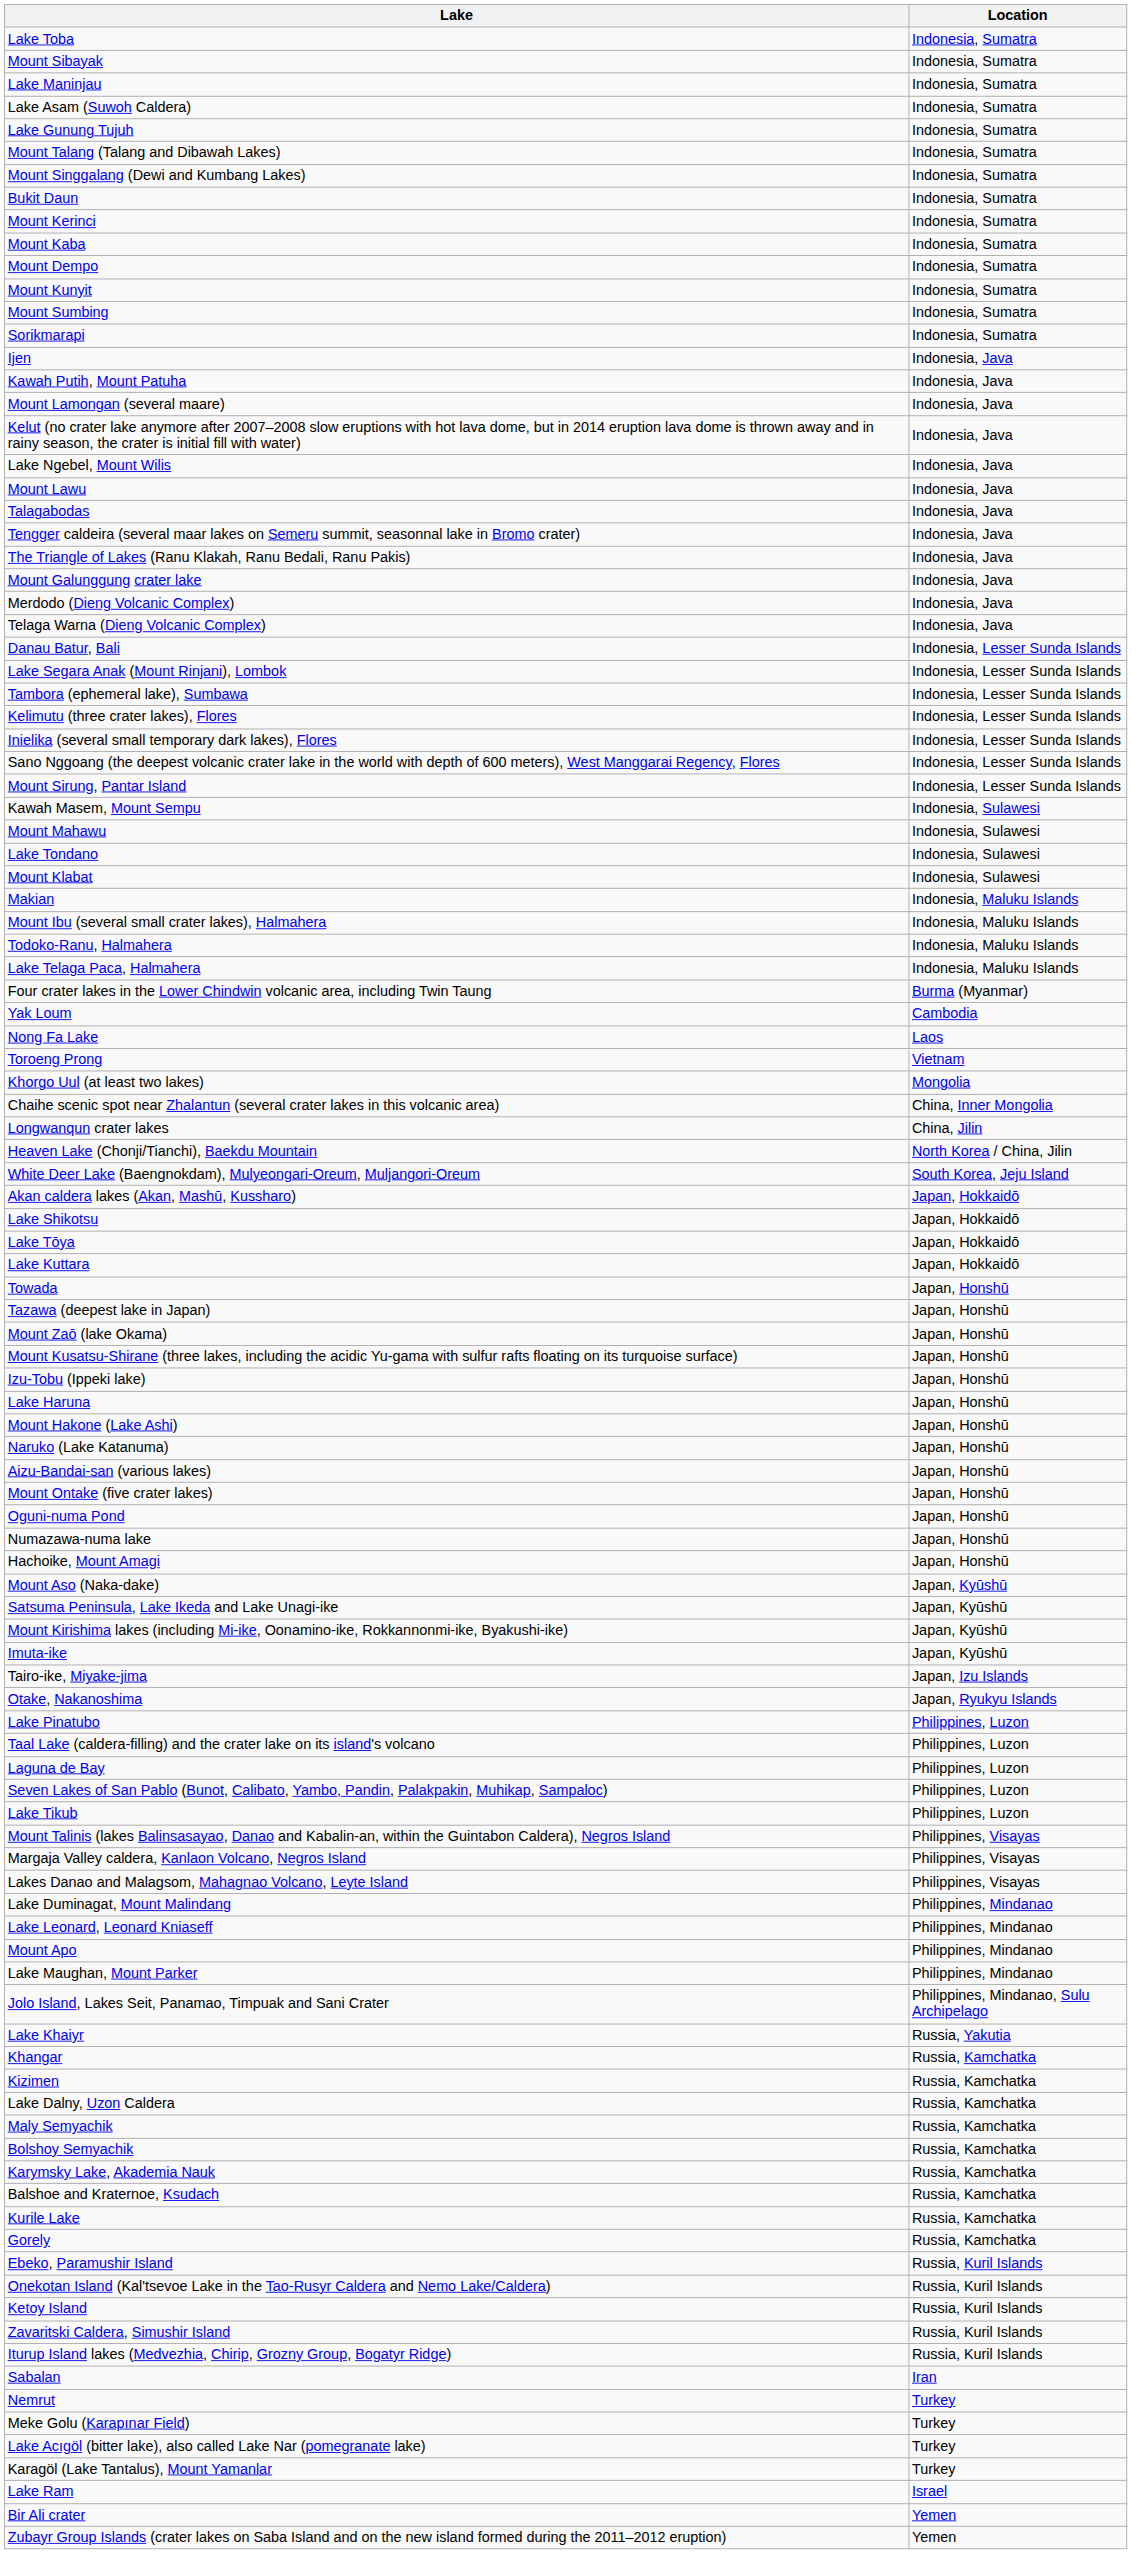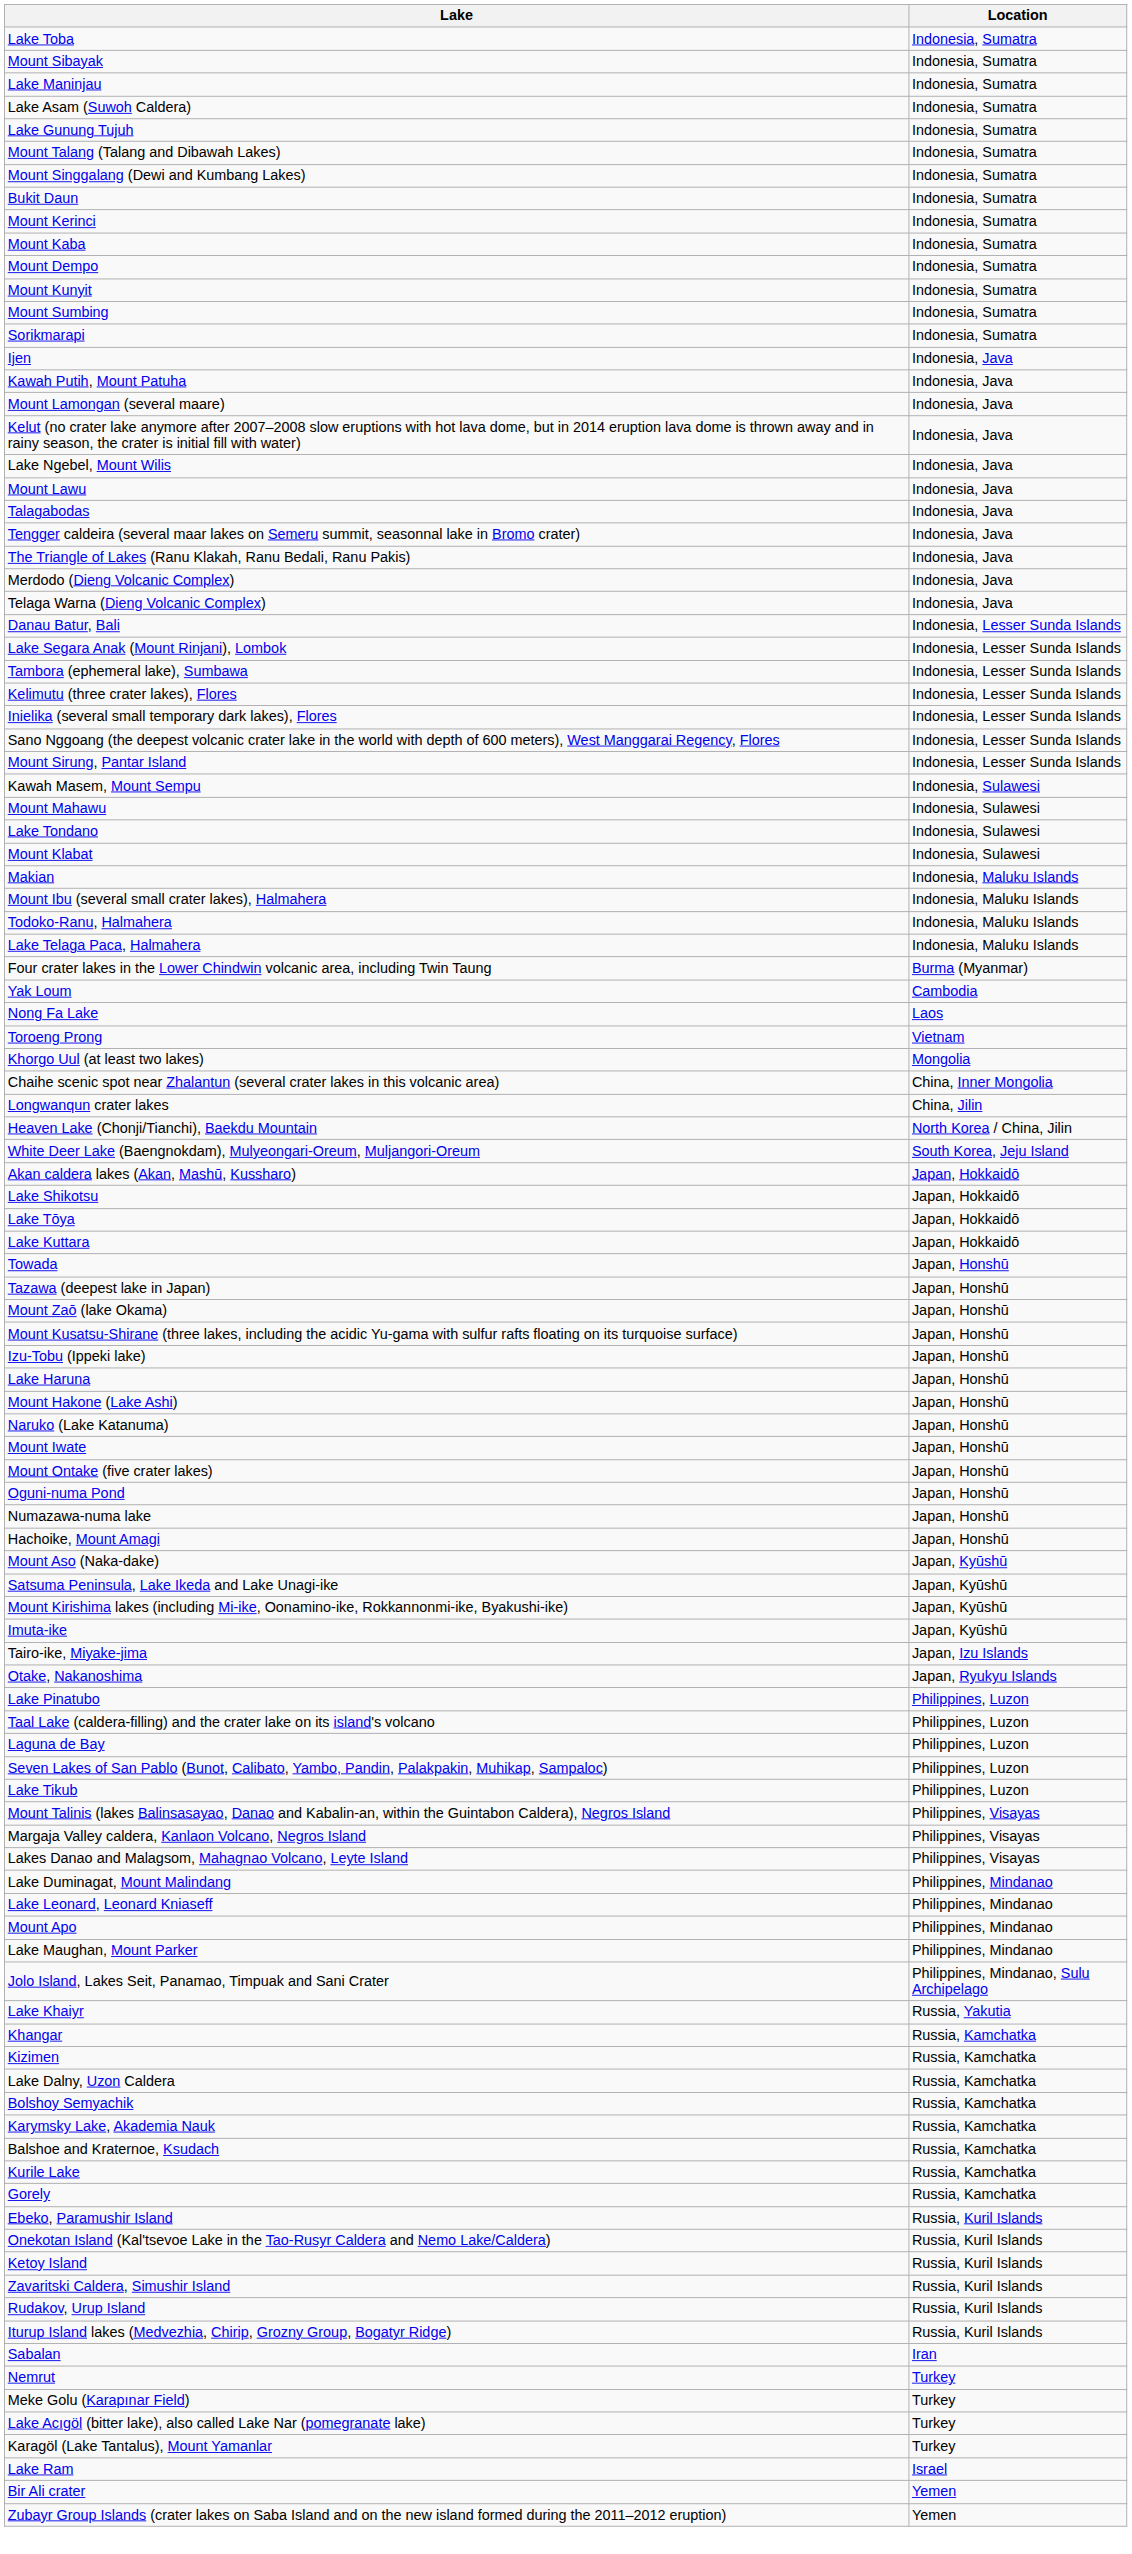- row: (105, 580)
- row: (109, 1470)
+ row: (47, 1448)
- row: (60, 2126)
+ row: (76, 2309)
